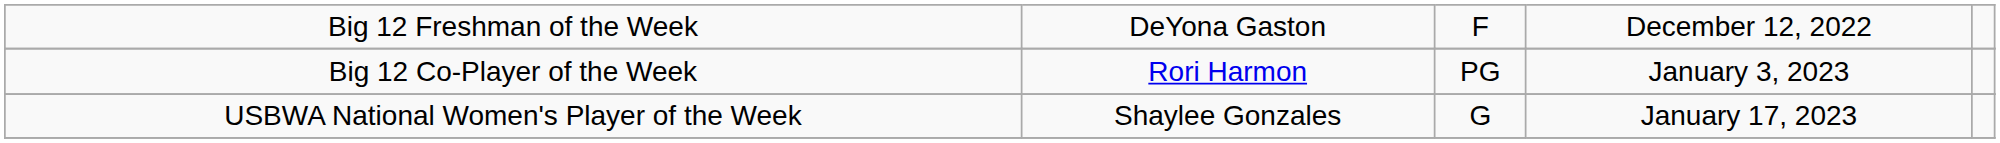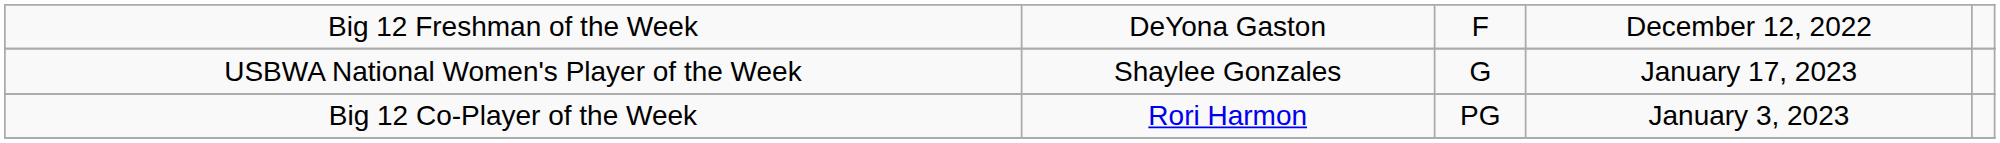rows swapped: (513, 71) <-> (513, 115)
